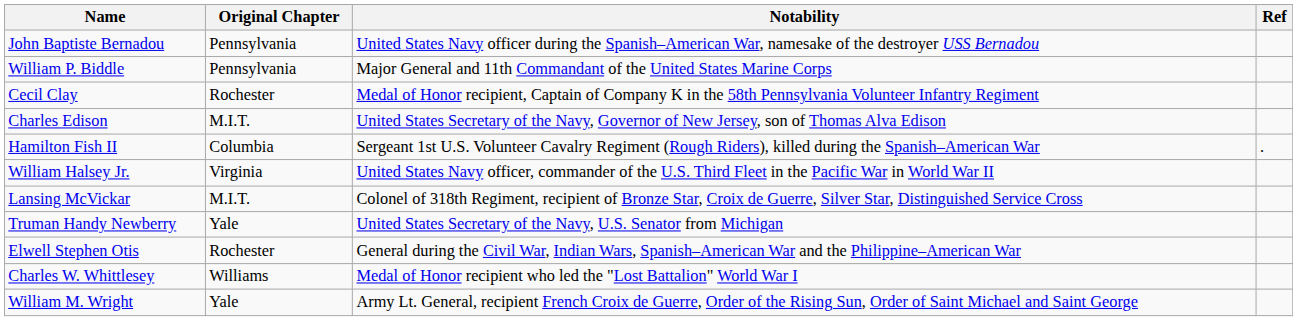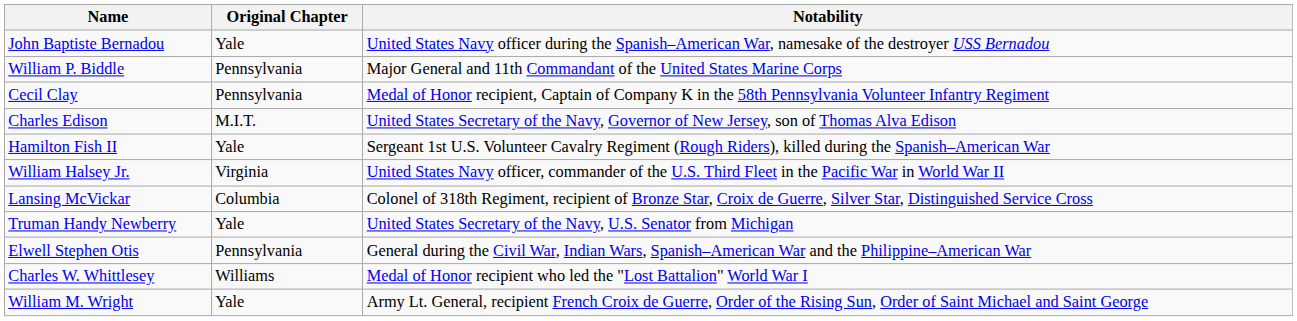- column: (1274, 17)
(253, 43) Pennsylvania -> (230, 43) Yale
(242, 95) Rochester -> (259, 95) Pennsylvania
(241, 146) Columbia -> (230, 146) Yale
(230, 198) M.I.T. -> (247, 198) Columbia
(242, 250) Rochester -> (259, 250) Pennsylvania
